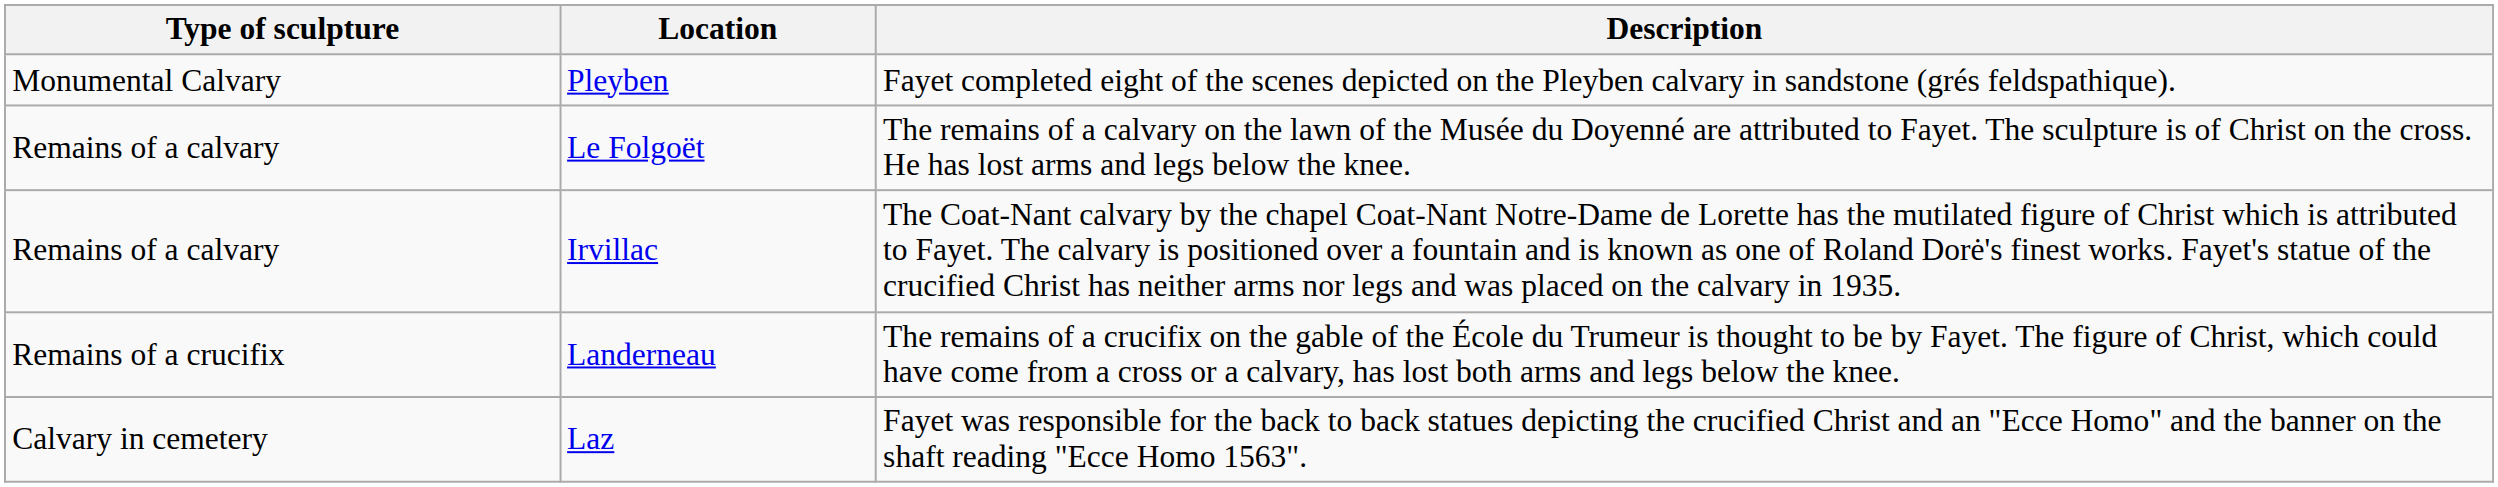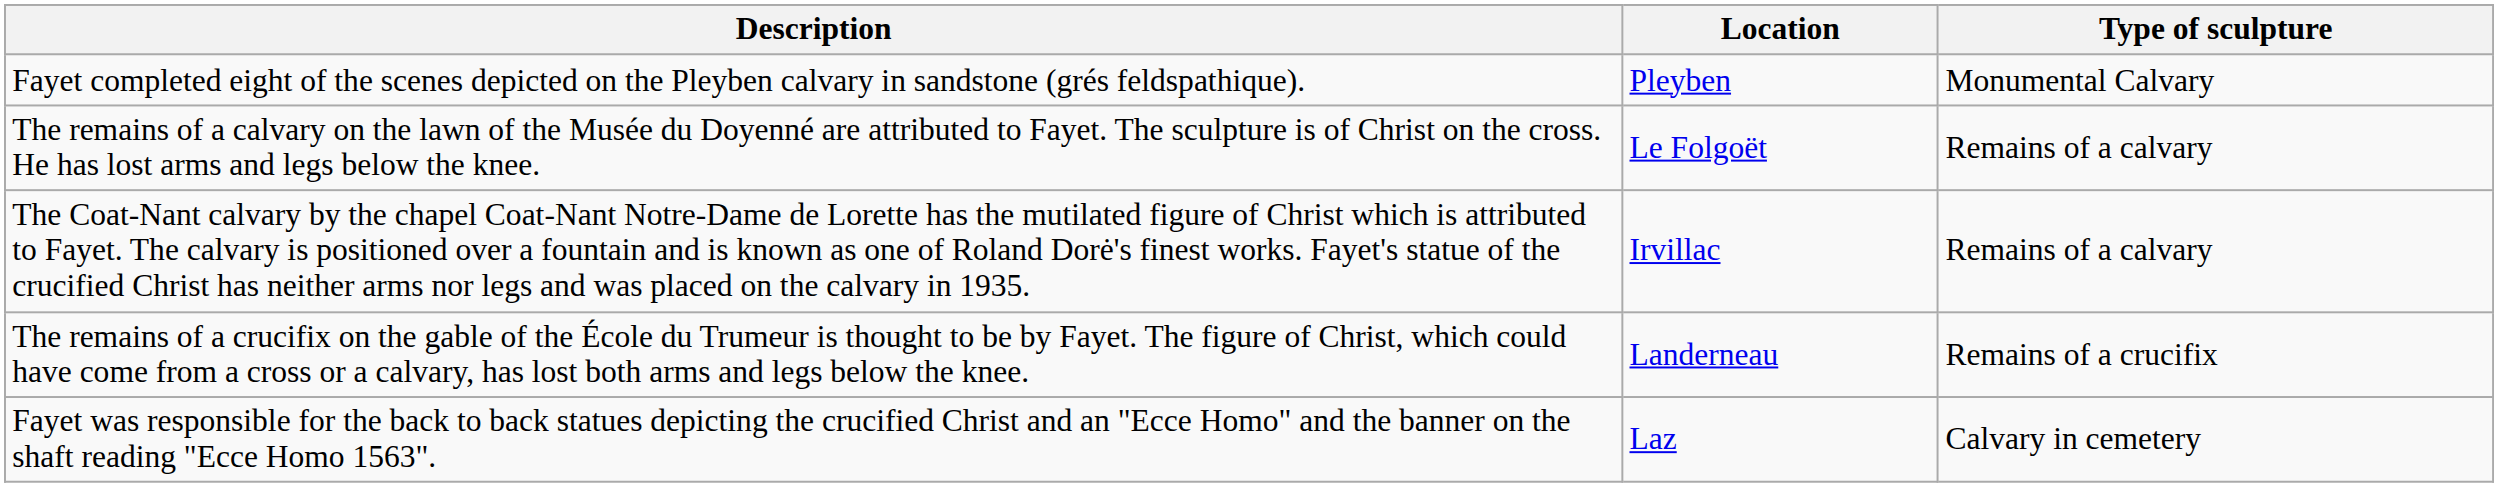columns swapped: (282, 29) <-> (1684, 29)
